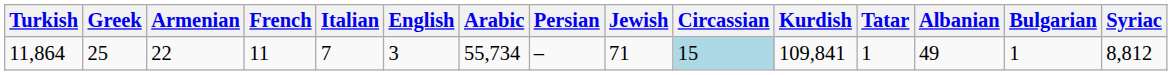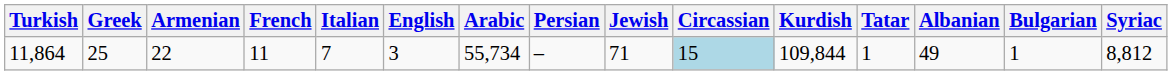(812, 53) 109,841 -> (812, 53) 109,844
